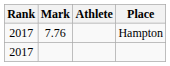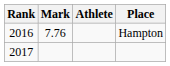(21, 33) 2017 -> (21, 33) 2016
